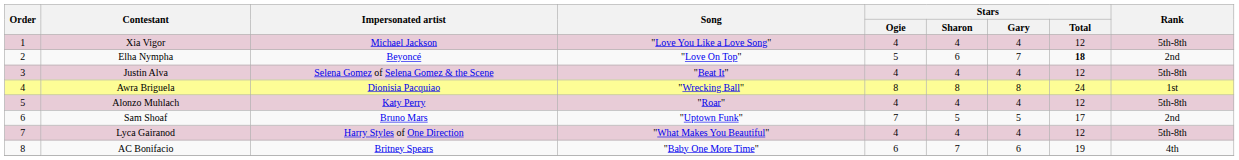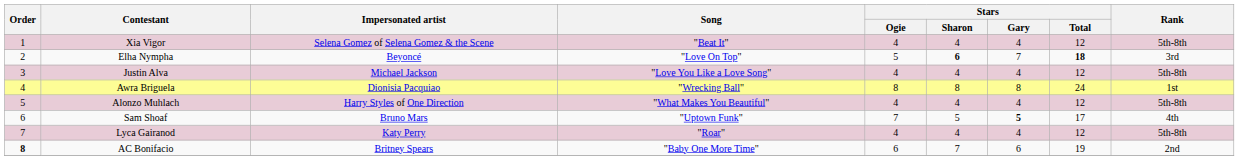(404, 42) Michael Jackson -> (404, 42) Selena Gomez of Selena Gomez & the Scene
(711, 42) "Love You Like a Love Song" -> (711, 42) "Beat It"
(957, 57) normal -> (957, 57) bold
(1172, 57) 2nd -> (1172, 57) 3rd
(404, 72) Selena Gomez of Selena Gomez & the Scene -> (404, 72) Michael Jackson
(711, 72) "Beat It" -> (711, 72) "Love You Like a Love Song"
(404, 103) Katy Perry -> (404, 103) Harry Styles of One Direction
(711, 103) "Roar" -> (711, 103) "What Makes You Beautiful"
(1019, 118) normal -> (1019, 118) bold
(1172, 118) 2nd -> (1172, 118) 4th
(404, 133) Harry Styles of One Direction -> (404, 133) Katy Perry
(711, 133) "What Makes You Beautiful" -> (711, 133) "Roar"
(23, 148) normal -> (23, 148) bold
(1172, 148) 4th -> (1172, 148) 2nd
